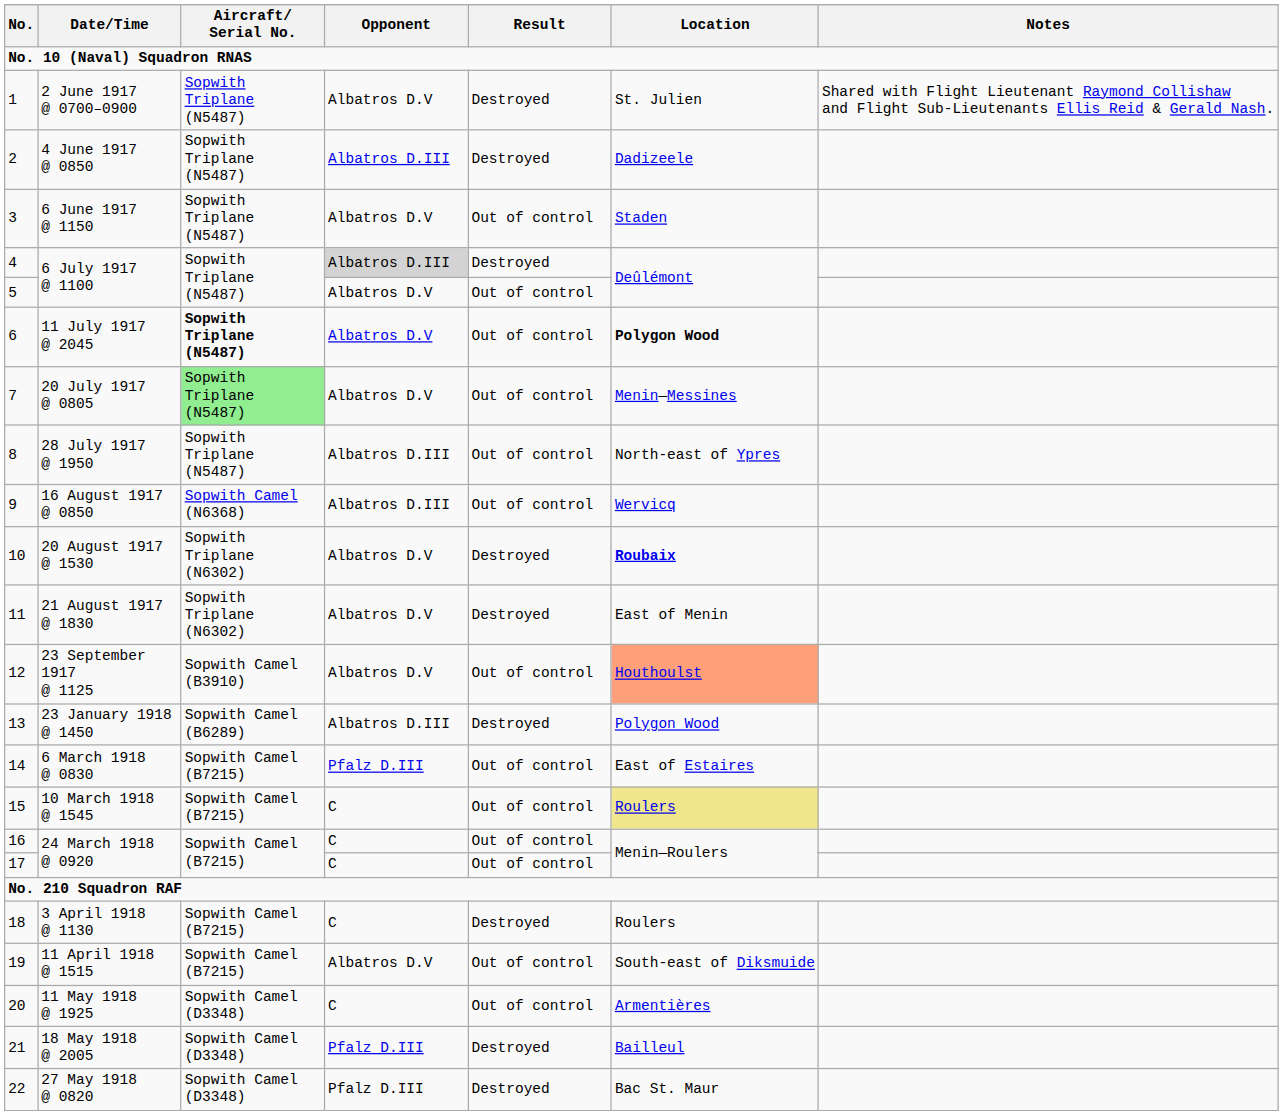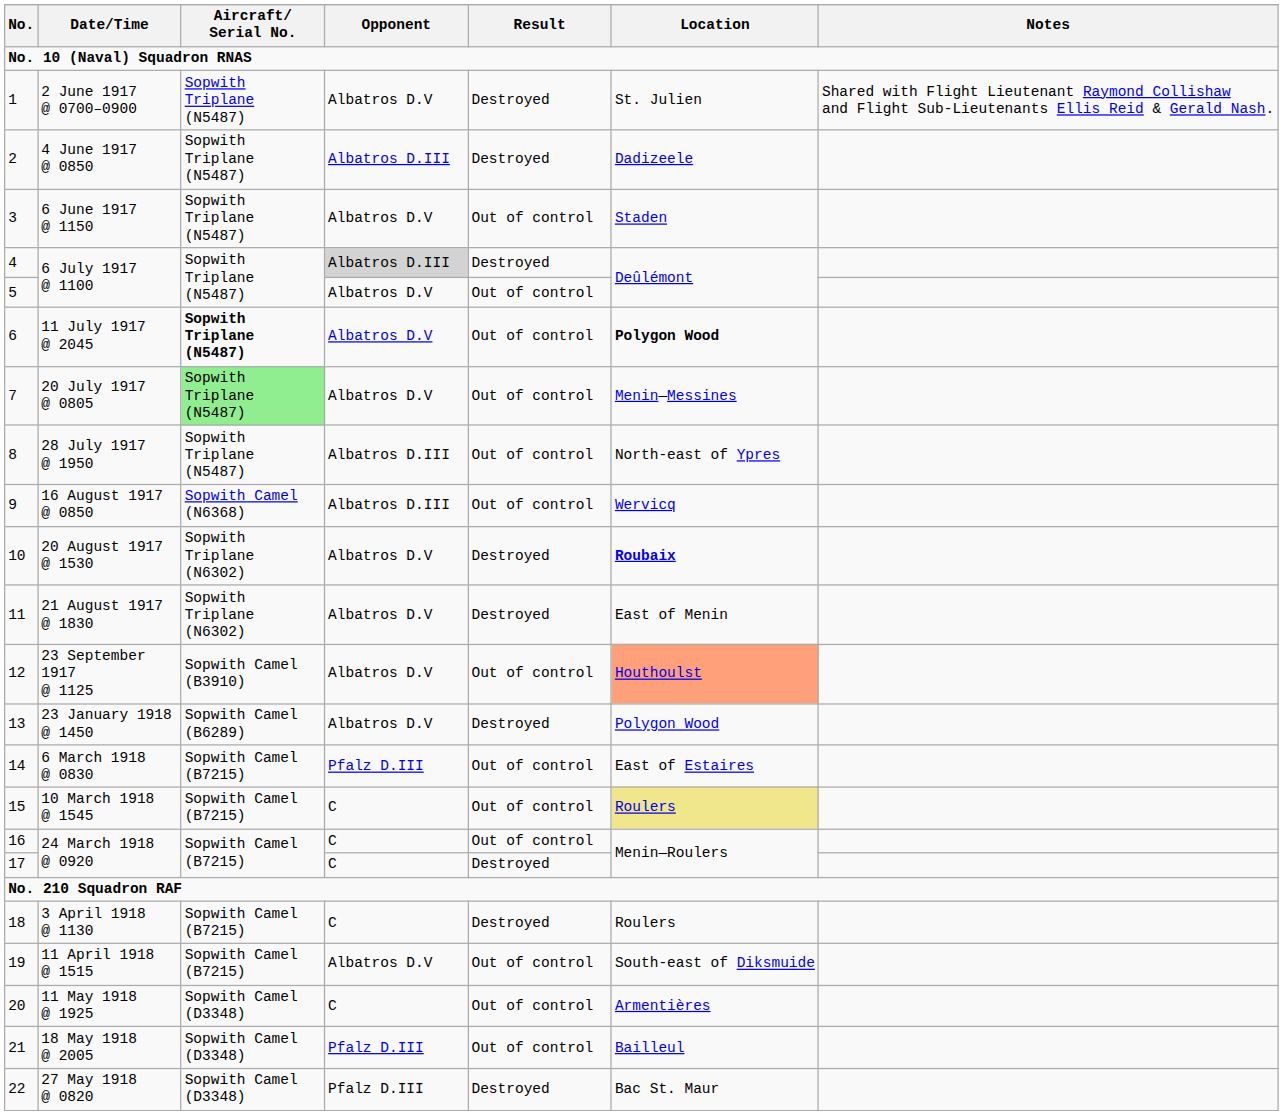(389, 724) Albatros D.III -> (380, 724) Albatros D.V
(532, 865) Out of control -> (511, 865) Destroyed
(511, 1047) Destroyed -> (532, 1047) Out of control
